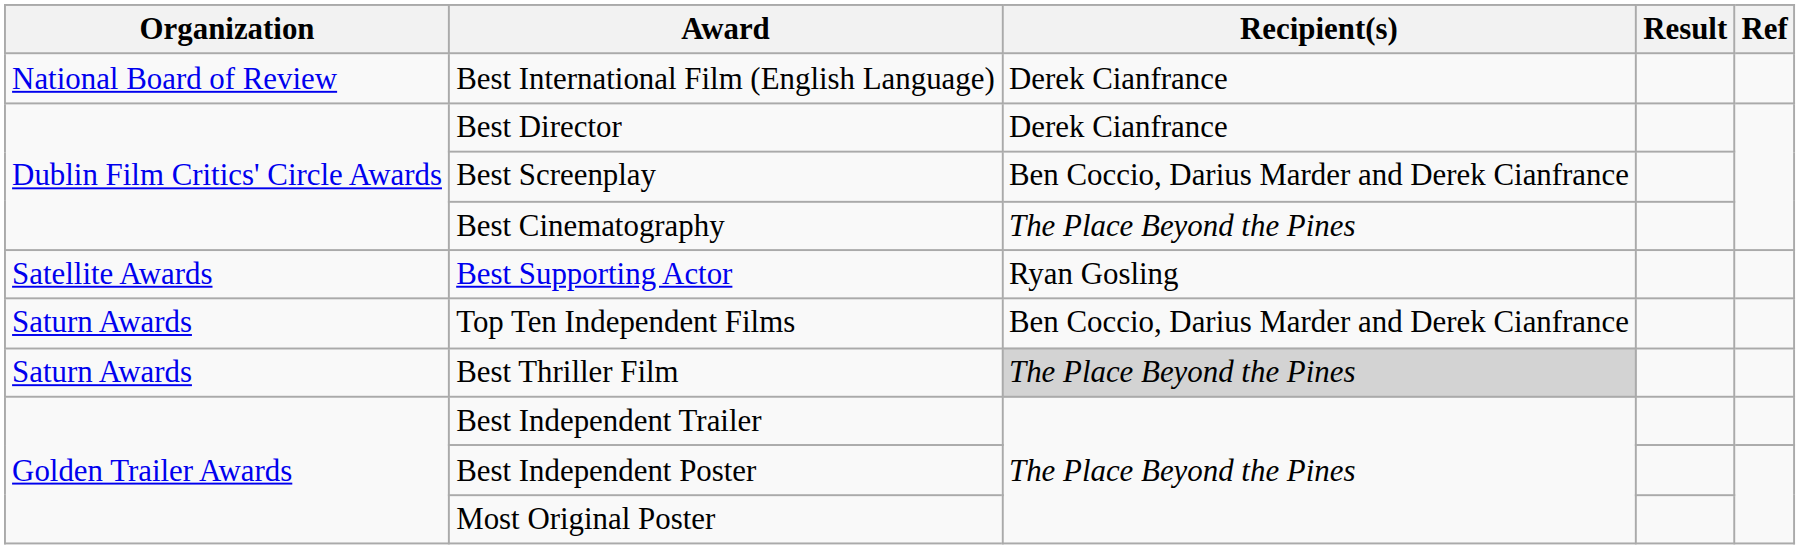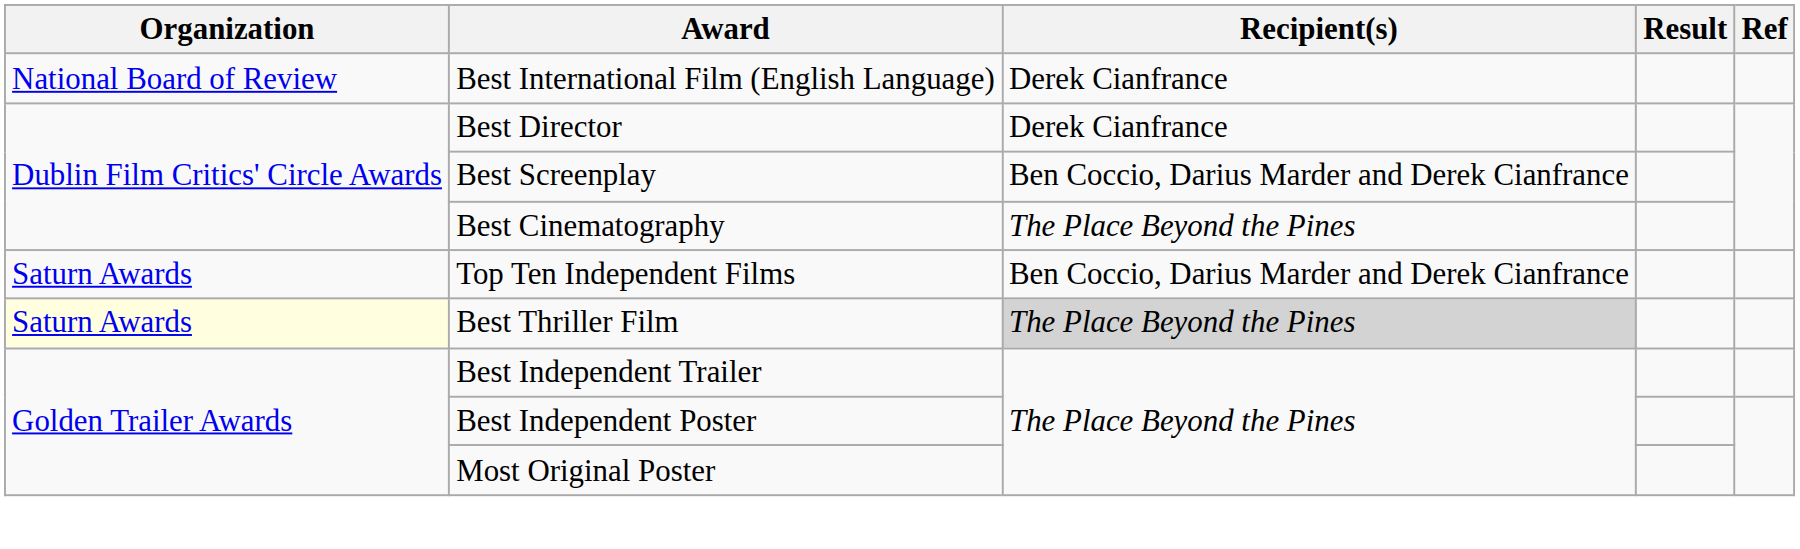- row: (594, 273)
(102, 371) no background -> (102, 322) lightyellow background
